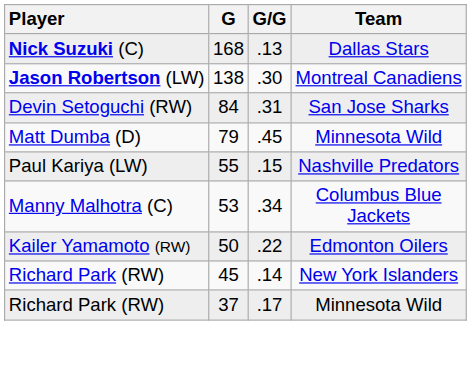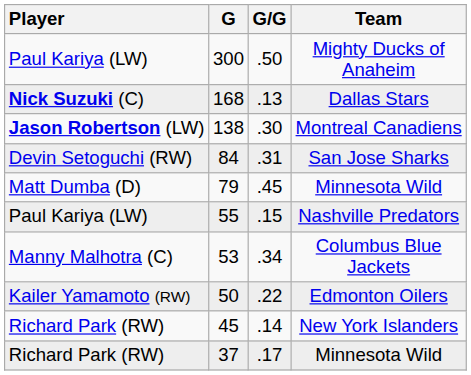+ row: (228, 59)
